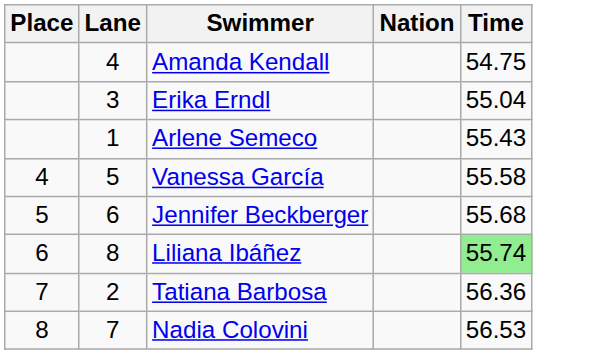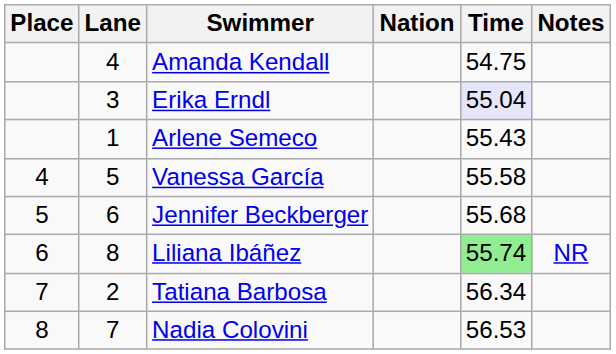+ column: (571, 23)
(496, 100) no background -> (496, 100) lavender background
(496, 291) 56.36 -> (496, 291) 56.34
